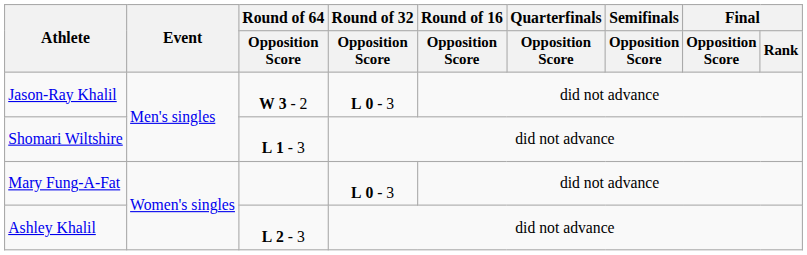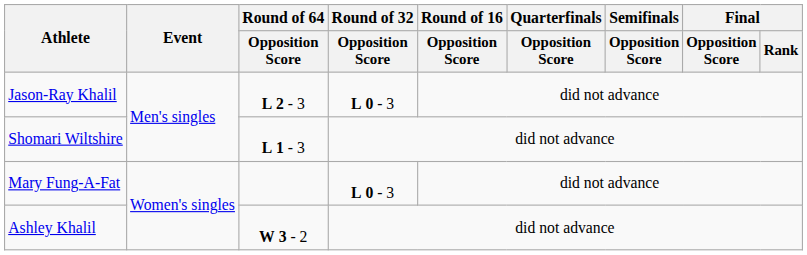(283, 104) W 3 - 2 -> (283, 104) L 2 - 3
(283, 237) L 2 - 3 -> (283, 237) W 3 - 2
